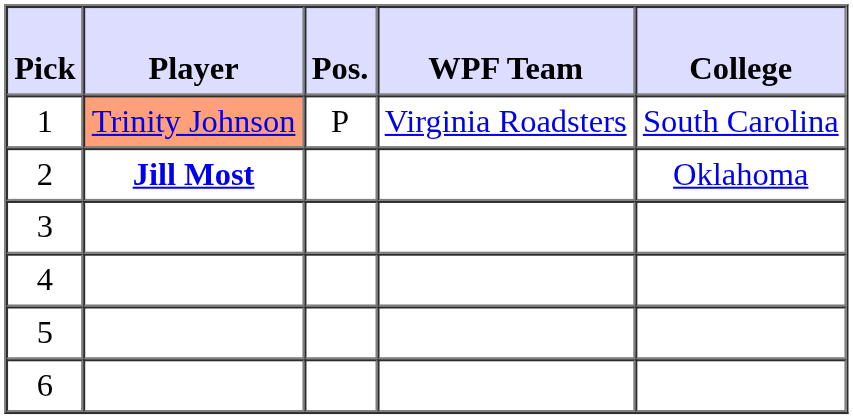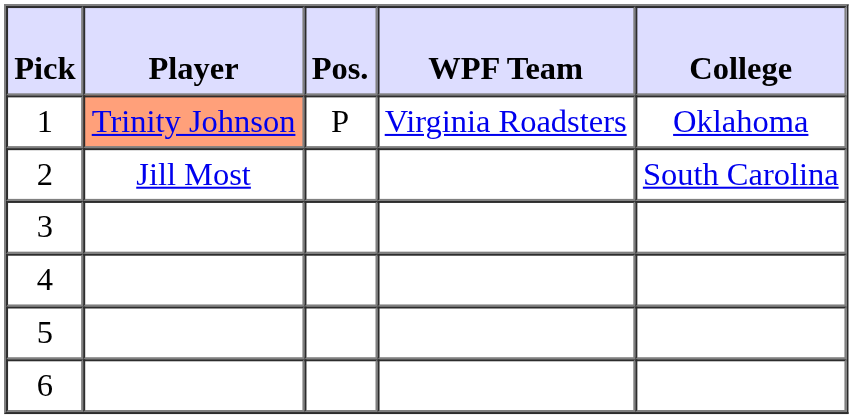(741, 121) South Carolina -> (741, 121) Oklahoma
(194, 174) bold -> (194, 174) normal
(741, 174) Oklahoma -> (741, 174) South Carolina
